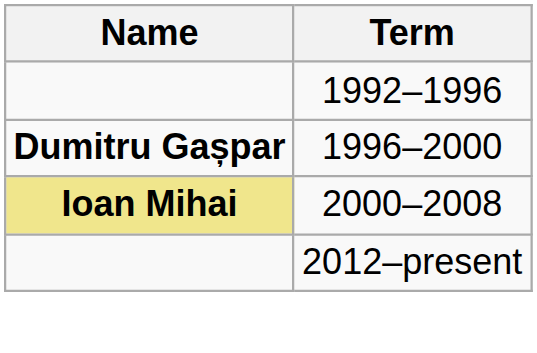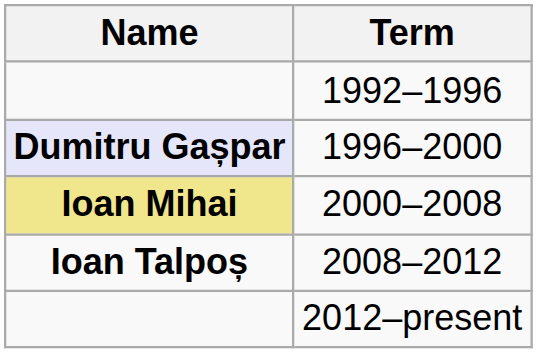(149, 147) no background -> (149, 147) lavender background
+ row: (412, 261)
